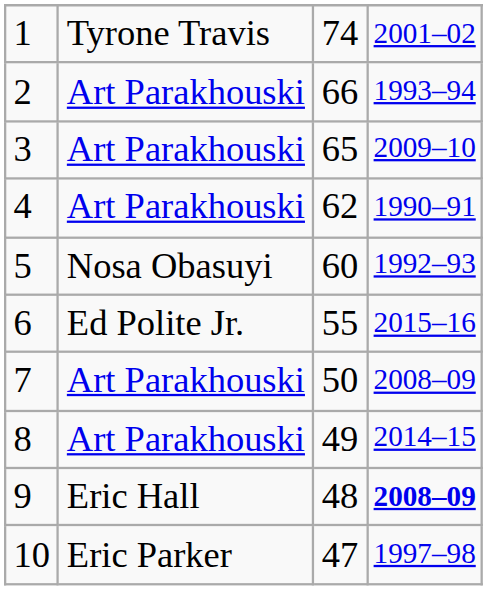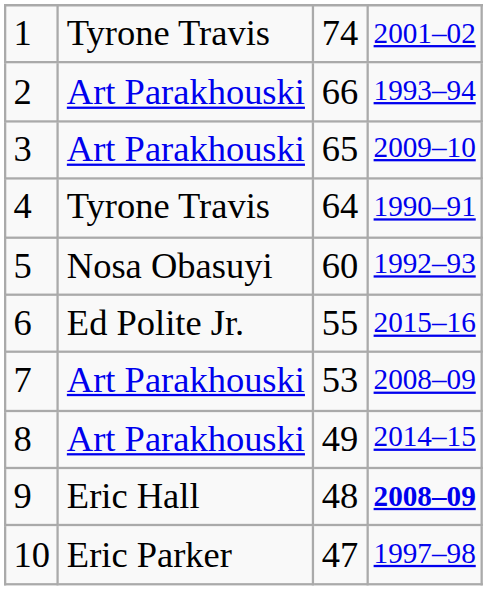(186, 206) Art Parakhouski -> (168, 206) Tyrone Travis
(340, 206) 62 -> (340, 206) 64
(340, 380) 50 -> (340, 380) 53
